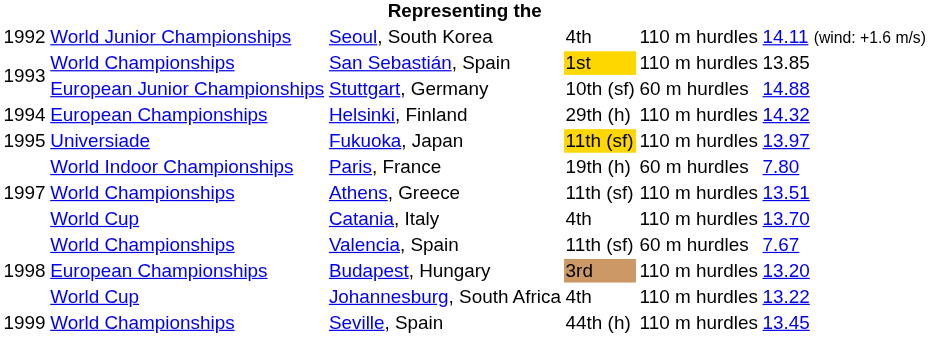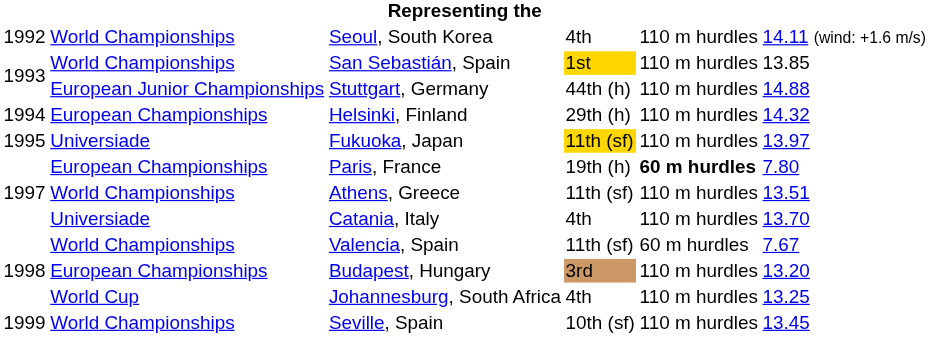(171, 37) World Junior Championships -> (142, 37) World Championships
(600, 88) 10th (sf) -> (598, 88) 44th (h)
(694, 88) 60 m hurdles -> (699, 88) 110 m hurdles
(172, 166) World Indoor Championships -> (159, 166) European Championships
(694, 166) normal -> (698, 166) bold
(95, 218) World Cup -> (100, 218) Universiade
(786, 296) 13.22 -> (786, 296) 13.25
(598, 322) 44th (h) -> (600, 322) 10th (sf)
